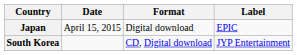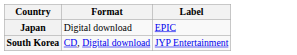- column: (92, 12)
